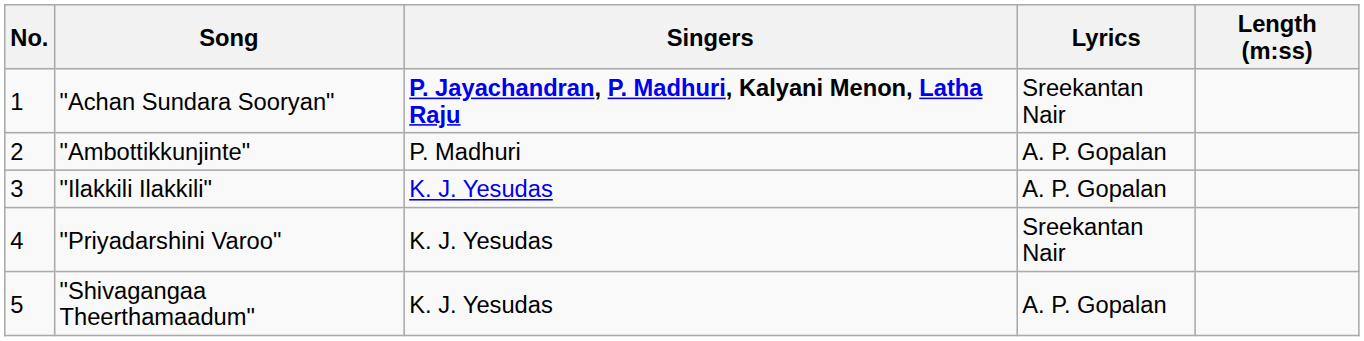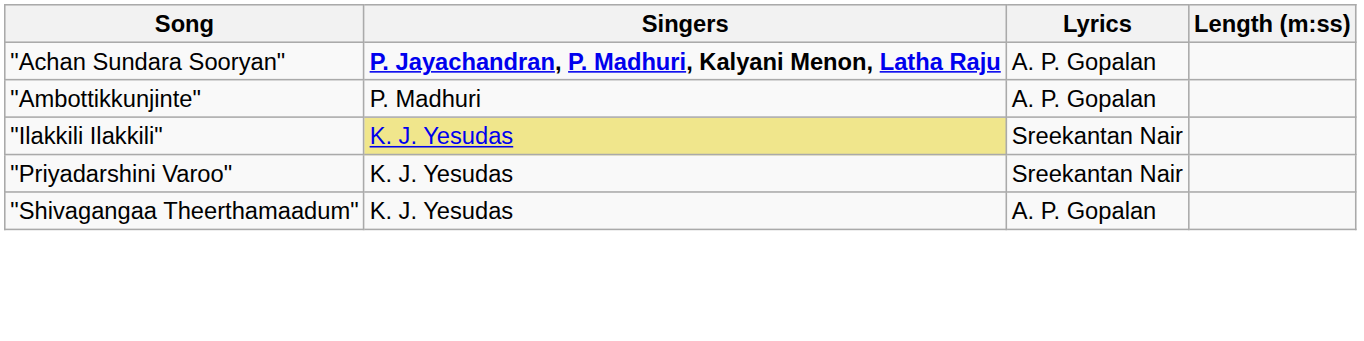- column: (29, 37)
(1083, 101) Sreekantan Nair -> (1084, 61) A. P. Gopalan
(481, 189) no background -> (441, 136) khaki background
(1094, 189) A. P. Gopalan -> (1097, 136) Sreekantan Nair
